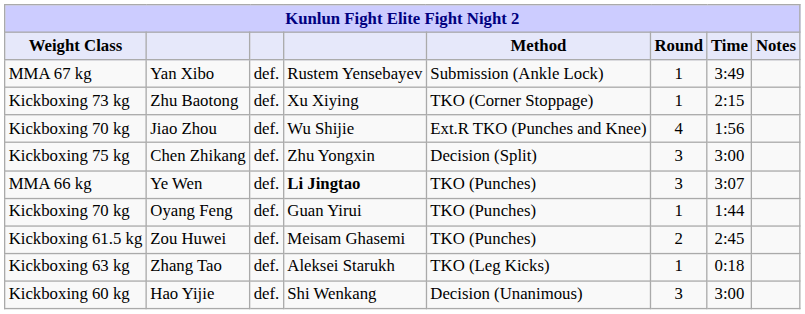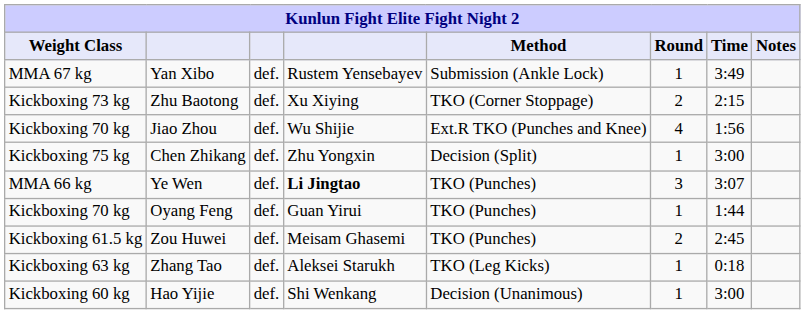(679, 101) 1 -> (679, 101) 2
(679, 156) 3 -> (679, 156) 1
(679, 294) 3 -> (679, 294) 1
